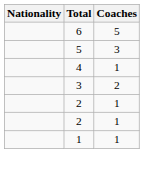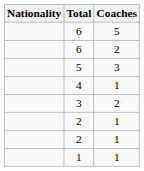+ row: (79, 49)
